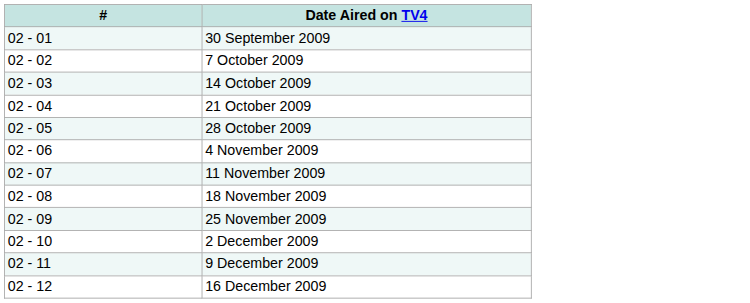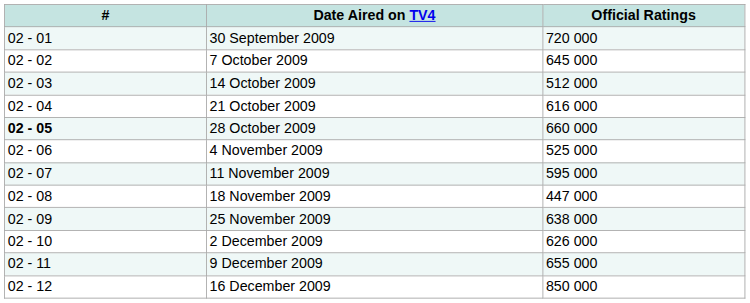+ column: (644, 15)
(30, 128) normal -> (30, 128) bold
